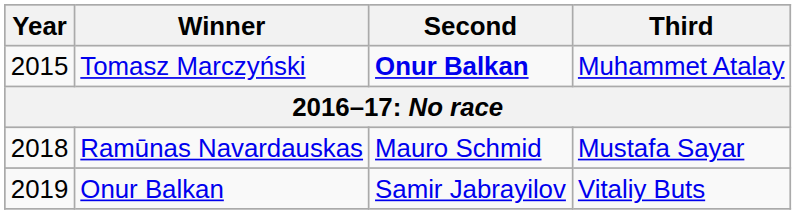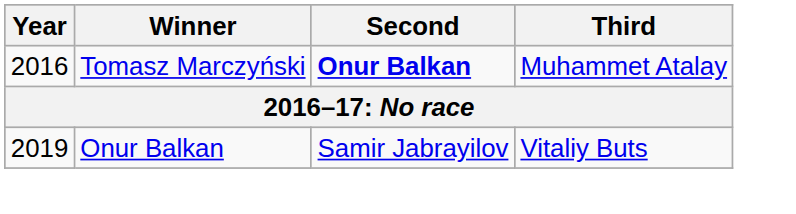(40, 66) 2015 -> (40, 66) 2016
- row: (222, 148)
